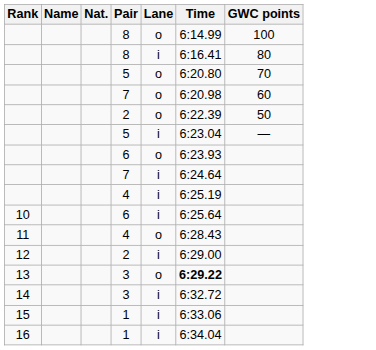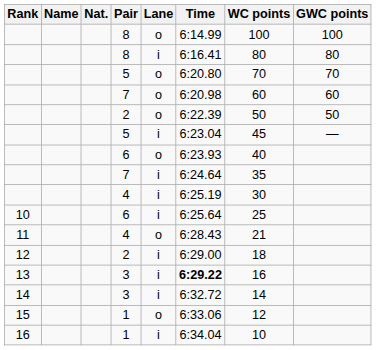+ column: (259, 14)
(158, 275) o -> (158, 275) i
(158, 315) i -> (158, 315) o
